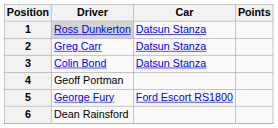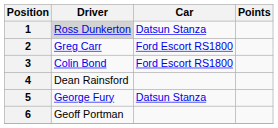(171, 47) Datsun Stanza -> (184, 47) Ford Escort RS1800
(171, 64) Datsun Stanza -> (184, 64) Ford Escort RS1800
(89, 81) Geoff Portman -> (91, 81) Dean Rainsford
(184, 98) Ford Escort RS1800 -> (171, 98) Datsun Stanza
(91, 115) Dean Rainsford -> (89, 115) Geoff Portman
